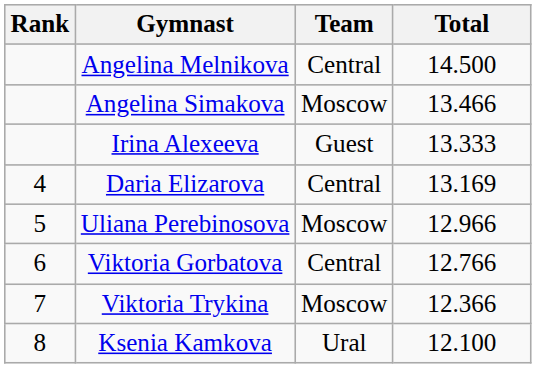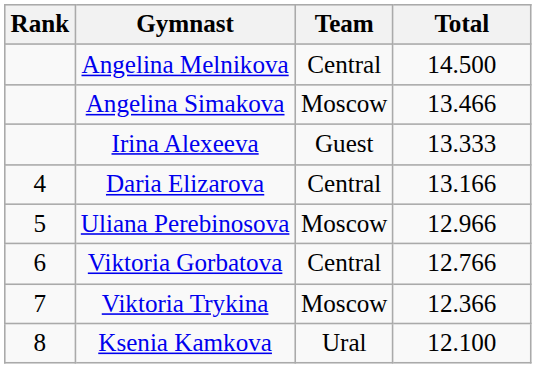(462, 183) 13.169 -> (462, 183) 13.166
